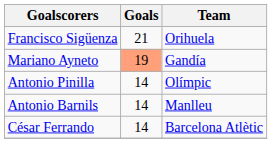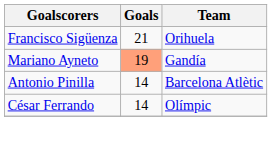(188, 82) Olímpic -> (214, 82) Barcelona Atlètic
- row: (53, 104)
(214, 127) Barcelona Atlètic -> (188, 104) Olímpic
